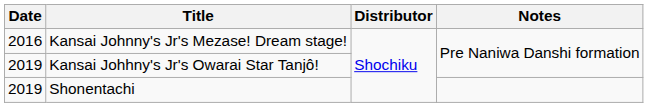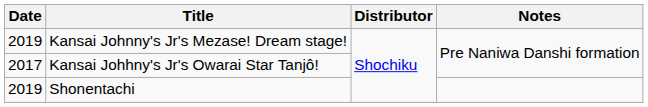(25, 41) 2016 -> (25, 41) 2019
(25, 65) 2019 -> (25, 65) 2017
